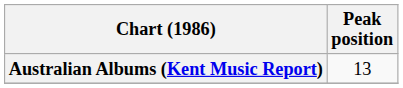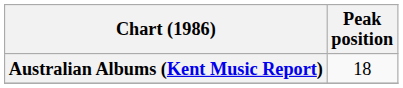(362, 68) 13 -> (362, 68) 18
